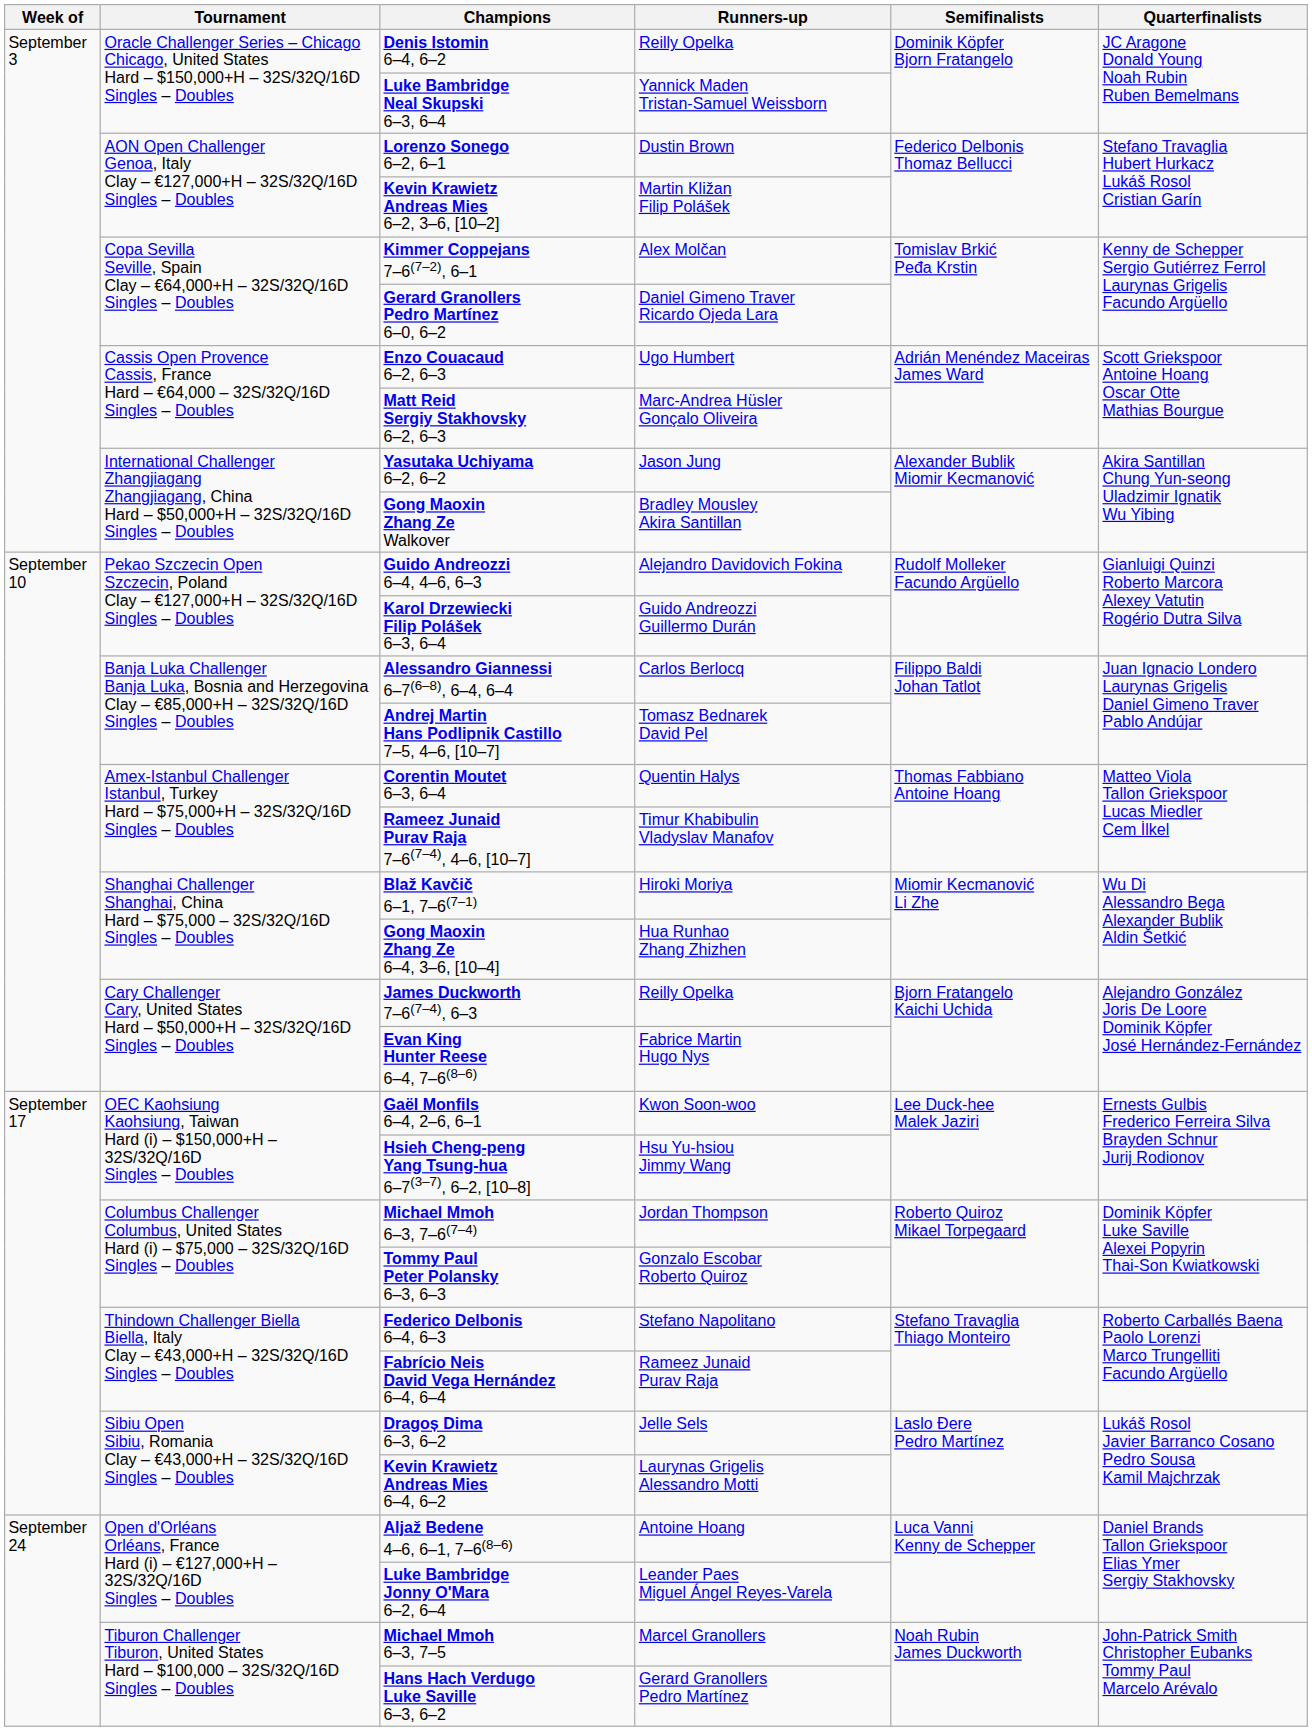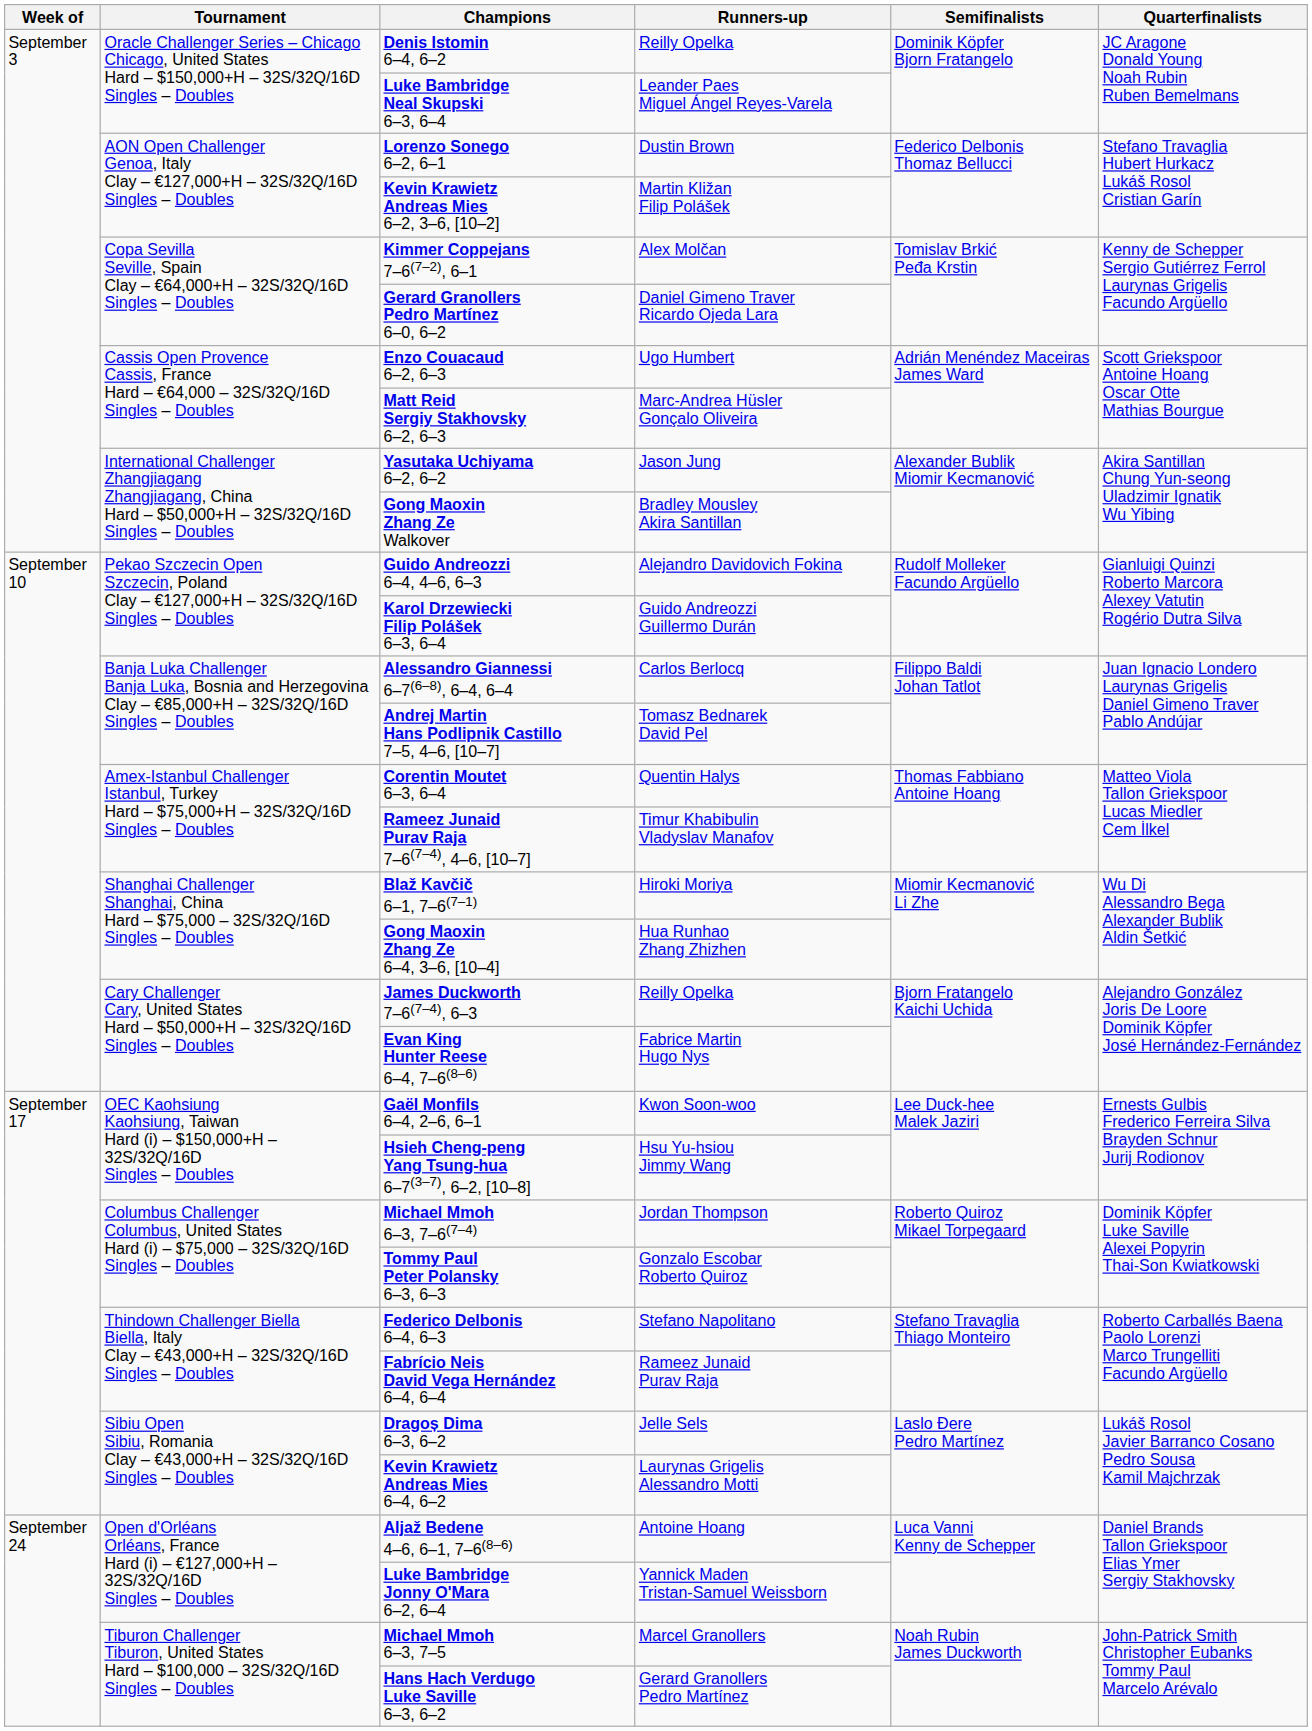(733, 94) Yannick Maden Tristan-Samuel Weissborn -> (735, 94) Leander Paes Miguel Ángel Reyes-Varela
(735, 1583) Leander Paes Miguel Ángel Reyes-Varela -> (733, 1583) Yannick Maden Tristan-Samuel Weissborn
